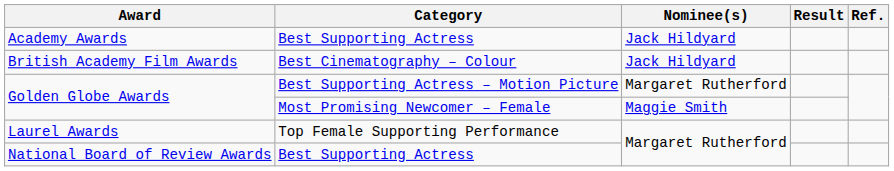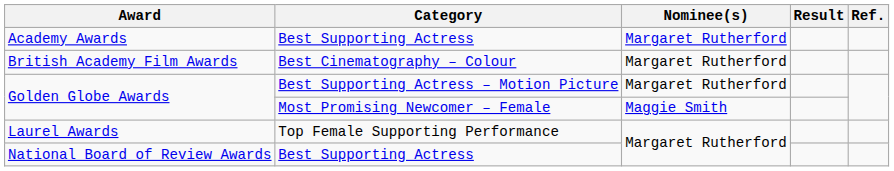(680, 39) Jack Hildyard -> (706, 39) Margaret Rutherford
(680, 62) Jack Hildyard -> (706, 62) Margaret Rutherford
